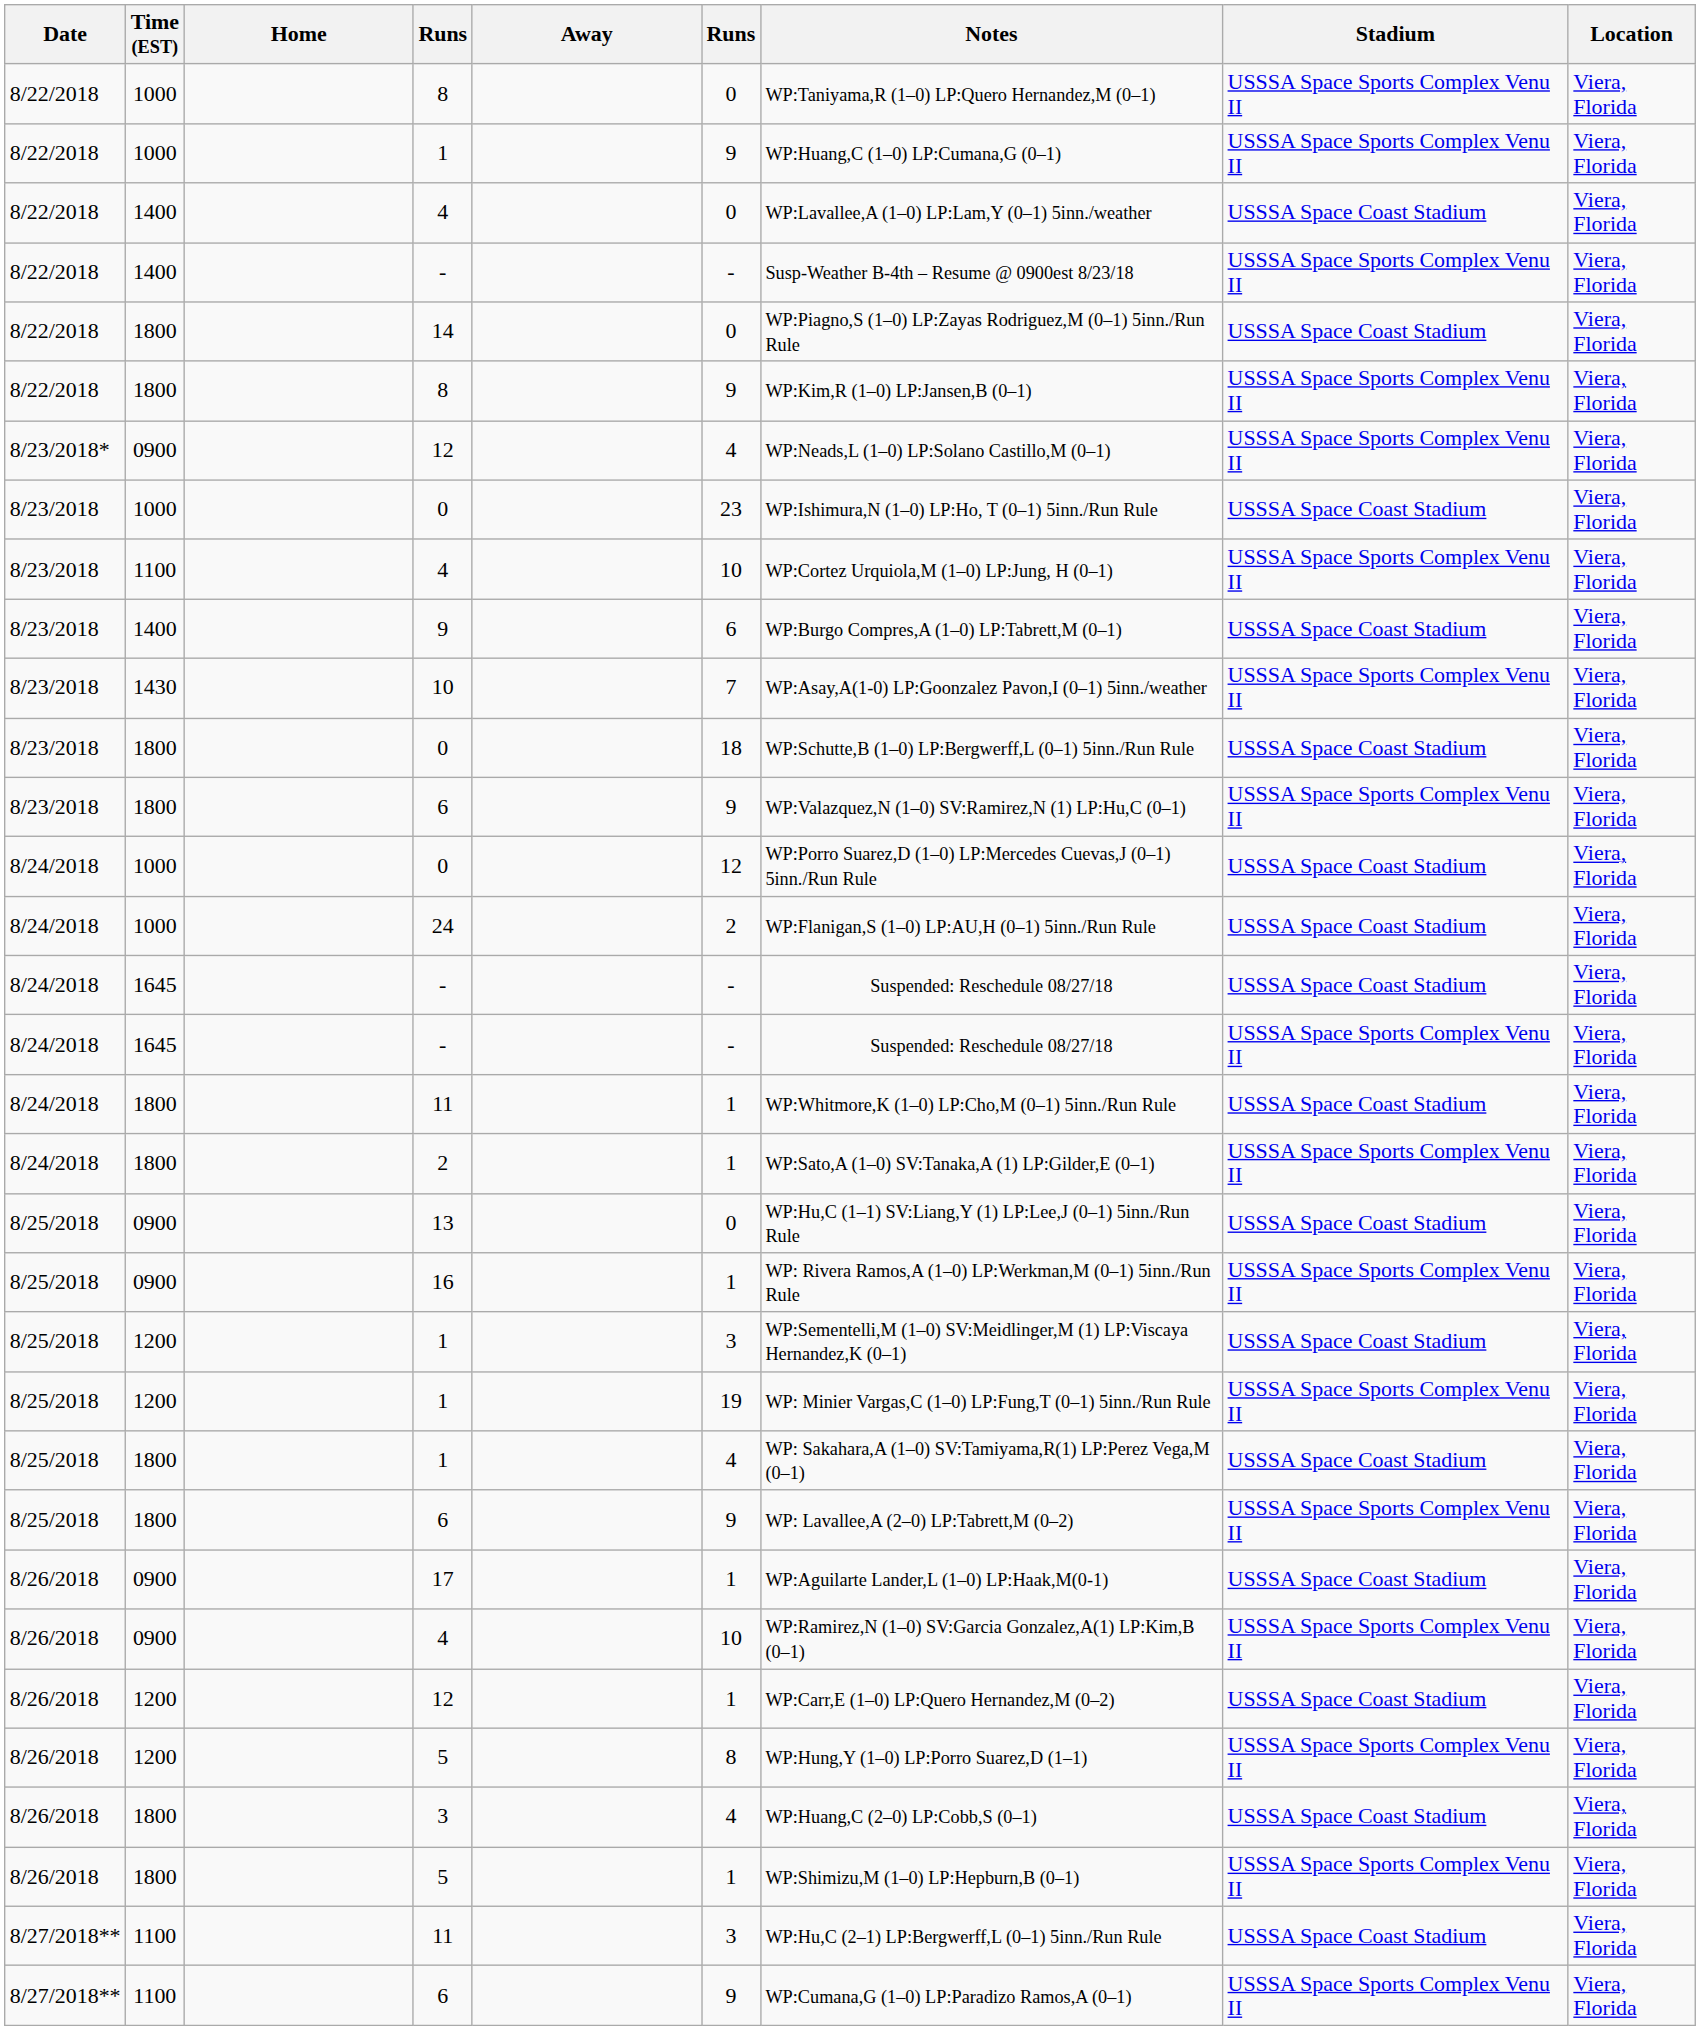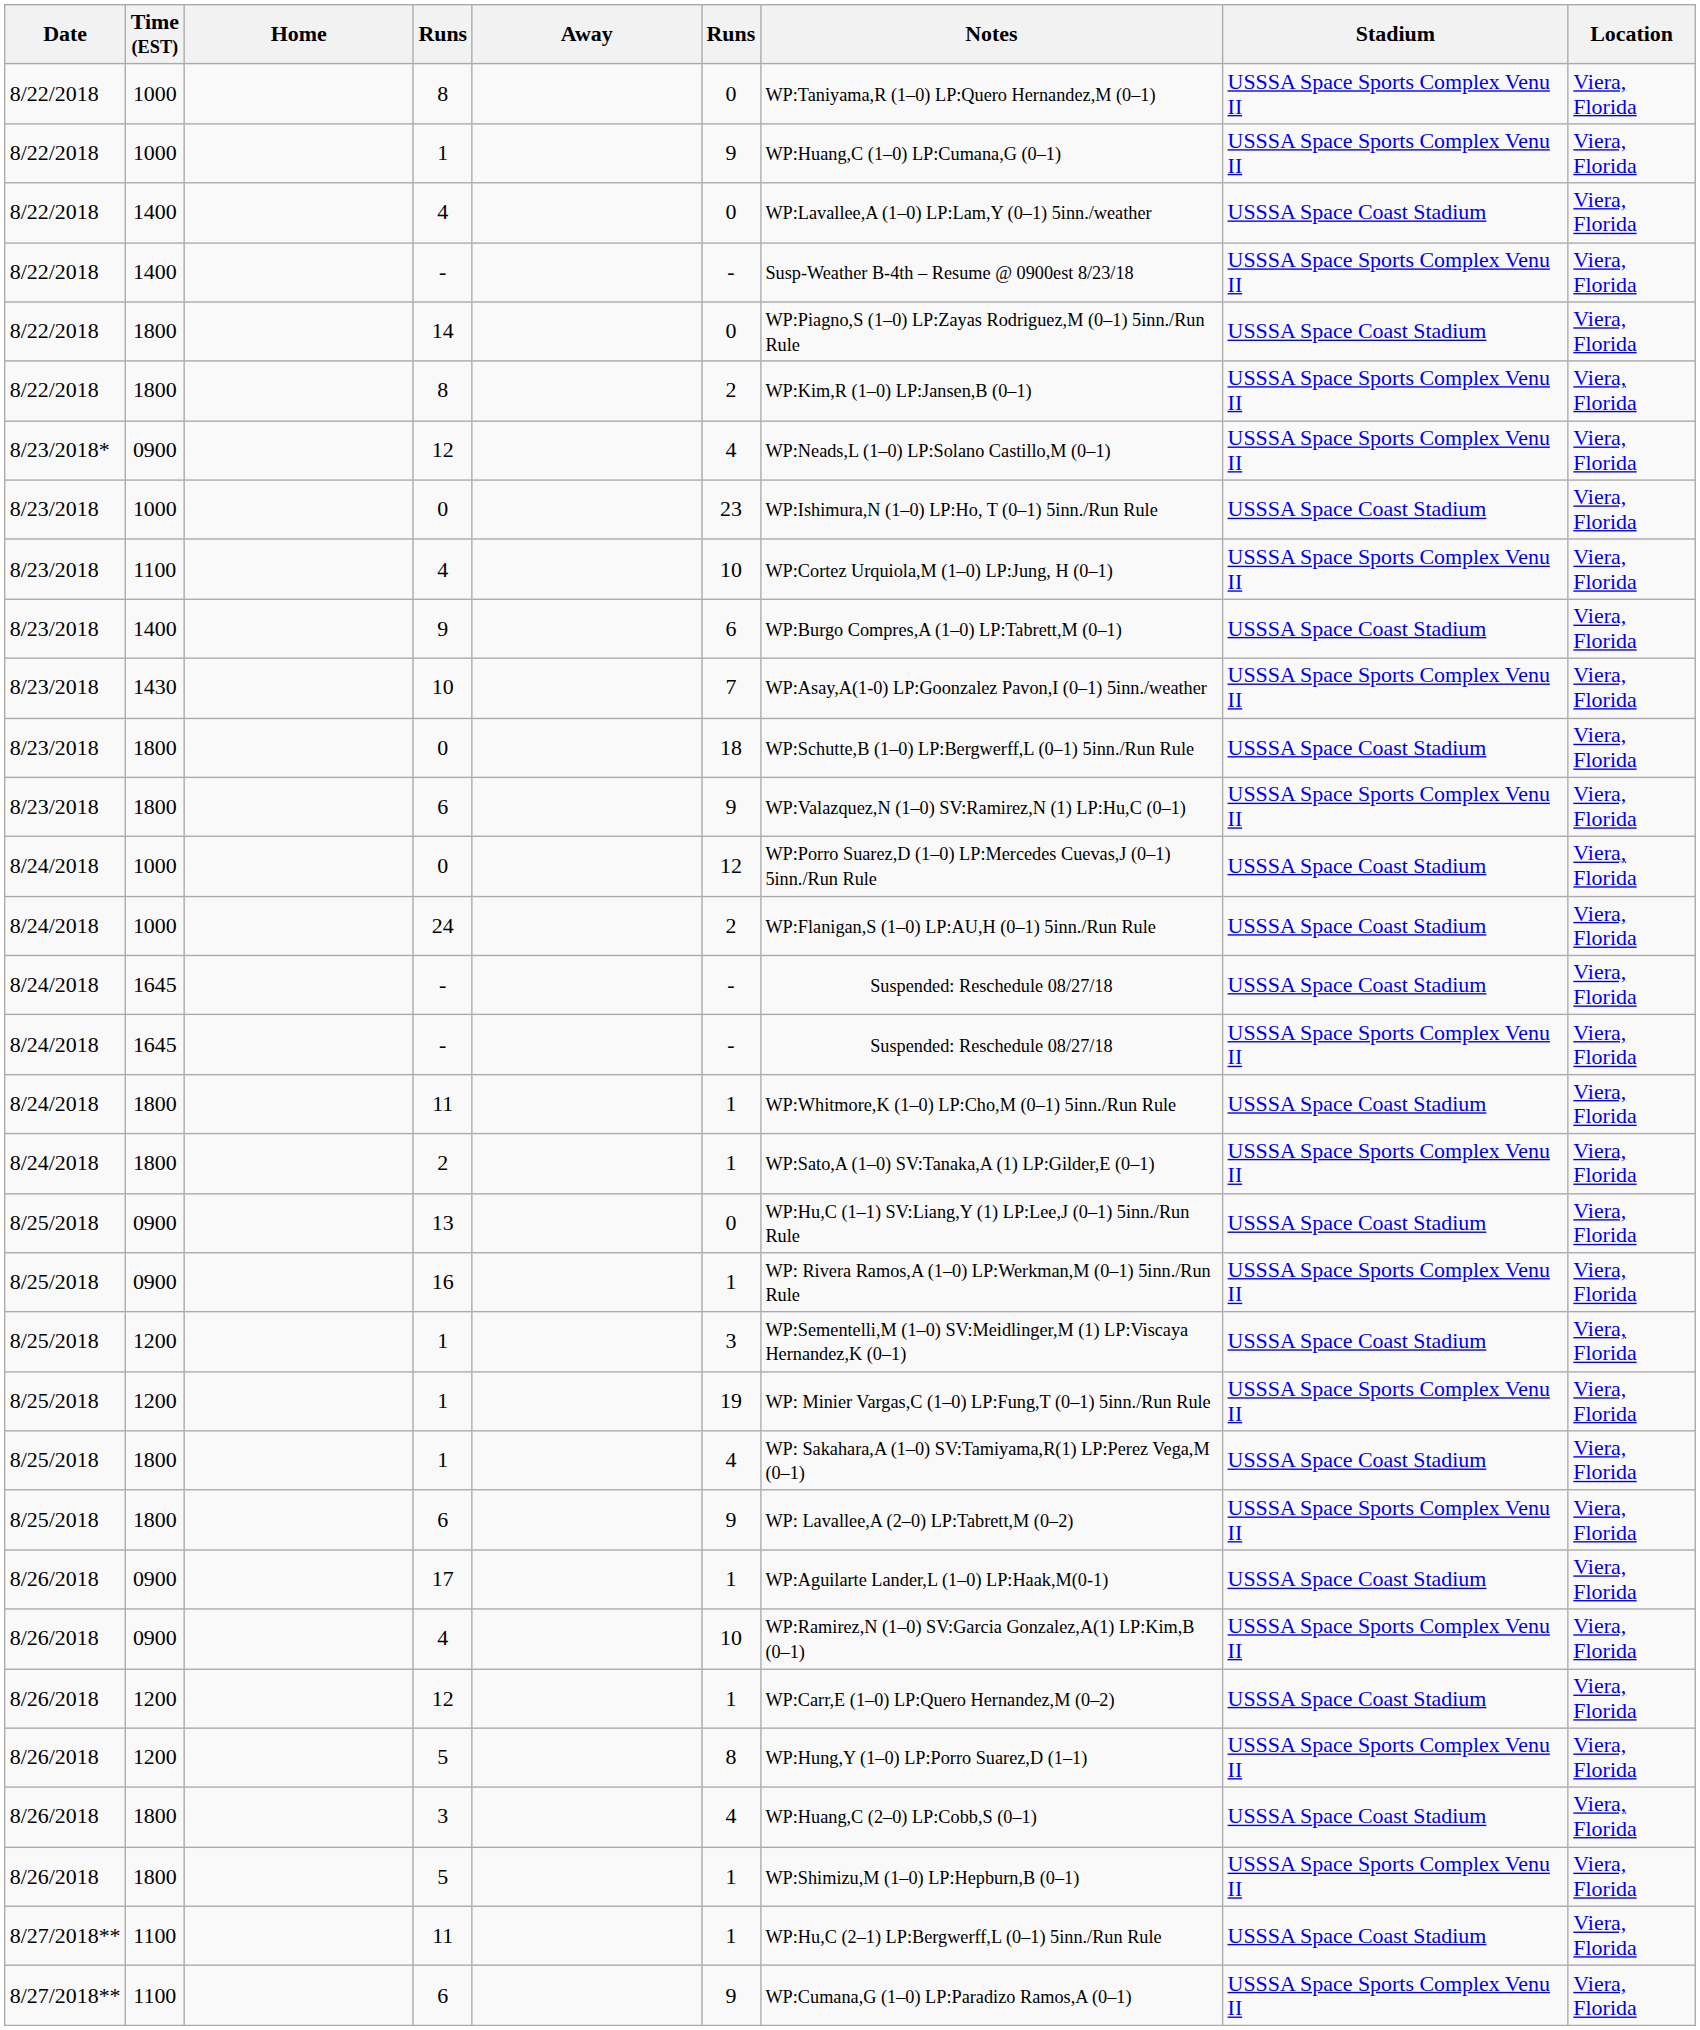(731, 390) 9 -> (731, 390) 2
(731, 1935) 3 -> (731, 1935) 1
